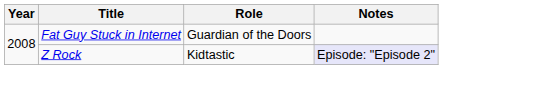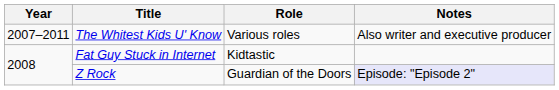+ row: (148, 34)
(249, 34) Guardian of the Doors -> (251, 54) Kidtastic
(211, 54) Kidtastic -> (289, 74) Guardian of the Doors
